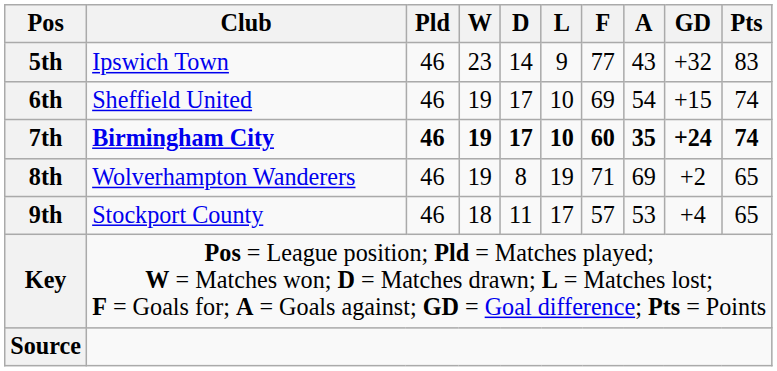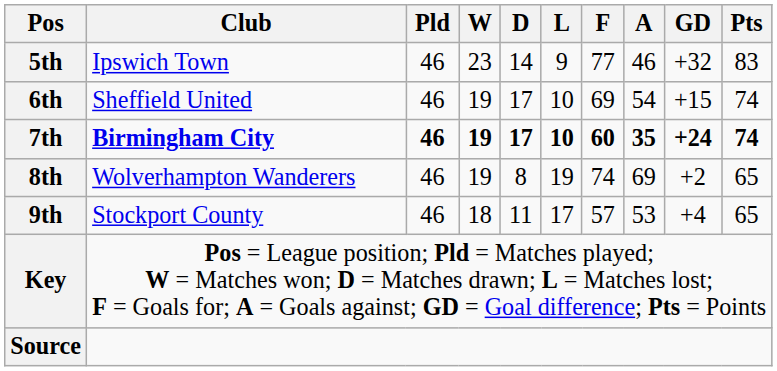(644, 61) 43 -> (644, 61) 46
(603, 176) 71 -> (603, 176) 74
